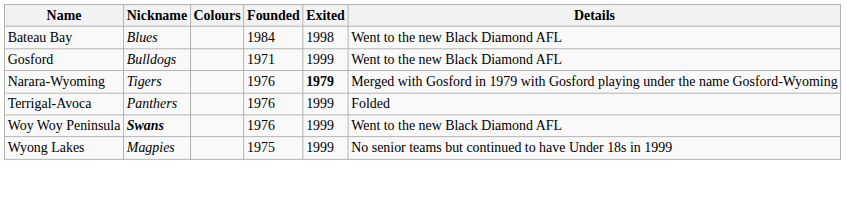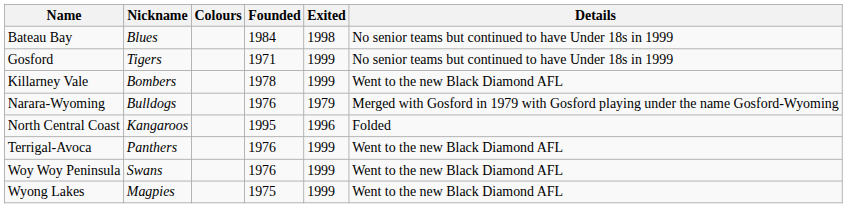(457, 37) Went to the new Black Diamond AFL -> (513, 37) No senior teams but continued to have Under 18s in 1999
(152, 59) Bulldogs -> (144, 59) Tigers
(457, 59) Went to the new Black Diamond AFL -> (513, 59) No senior teams but continued to have Under 18s in 1999
+ row: (48, 81)
(144, 81) Tigers -> (152, 103) Bulldogs
(320, 81) bold -> (321, 103) normal
+ row: (64, 125)
(371, 103) Folded -> (458, 147) Went to the new Black Diamond AFL
(145, 125) bold -> (145, 170) normal
(512, 147) No senior teams but continued to have Under 18s in 1999 -> (458, 192) Went to the new Black Diamond AFL
